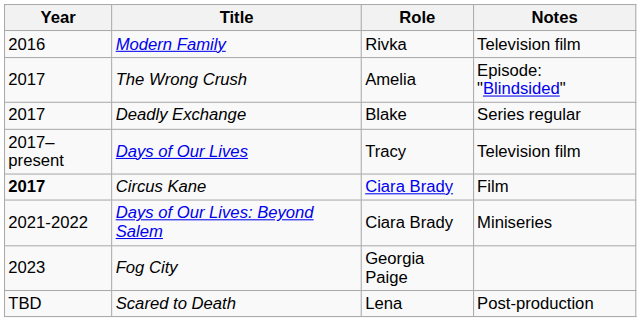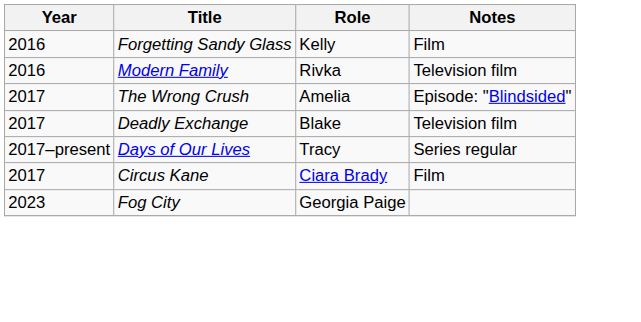+ row: (205, 44)
(529, 115) Series regular -> (465, 123) Television film
(529, 151) Television film -> (465, 149) Series regular
(27, 187) bold -> (27, 176) normal
- row: (215, 222)
- row: (176, 303)
